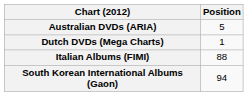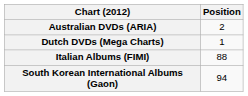(222, 27) 5 -> (222, 27) 2
